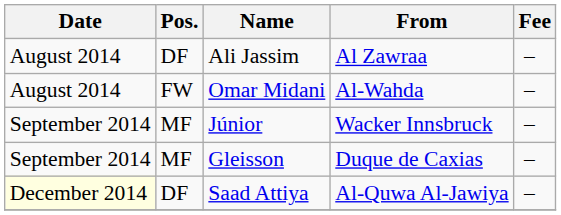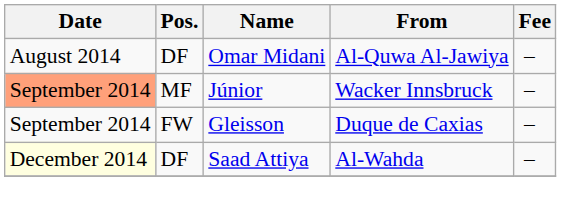- row: (254, 55)
(177, 90) FW -> (174, 55) DF
(379, 90) Al-Wahda -> (422, 55) Al-Quwa Al-Jawiya
(80, 124) no background -> (80, 90) lightsalmon background
(176, 158) MF -> (177, 124) FW
(422, 192) Al-Quwa Al-Jawiya -> (379, 158) Al-Wahda
